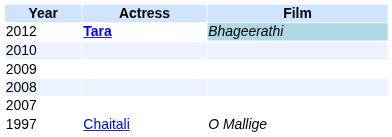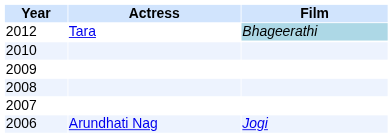(98, 31) bold -> (82, 31) normal
+ row: (21, 124)
- row: (21, 124)
